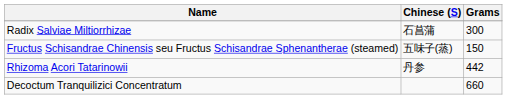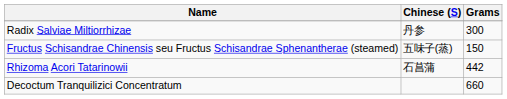(419, 30) 石菖蒲 -> (414, 30) 丹参
(414, 67) 丹参 -> (419, 67) 石菖蒲
